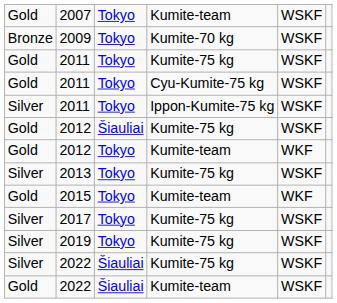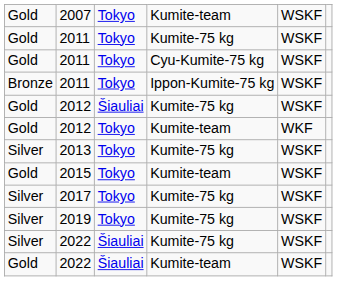- row: (75, 38)
(26, 106) Silver -> (30, 83) Bronze
(297, 196) WKF -> (302, 173) WSKF
